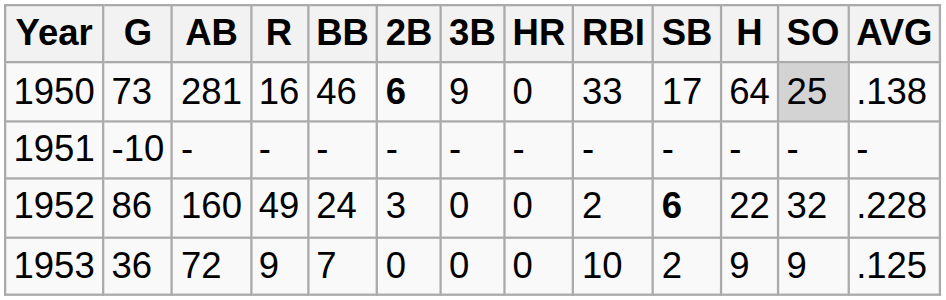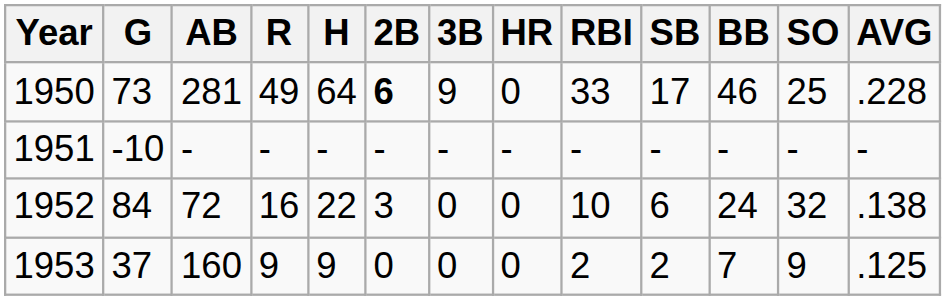columns swapped: (749, 33) <-> (342, 33)
(279, 91) 16 -> (279, 91) 49
(807, 91) lightgrey background -> (807, 91) no background
(892, 91) .138 -> (892, 91) .228
(132, 206) 86 -> (132, 206) 84
(211, 206) 160 -> (201, 206) 72
(279, 206) 49 -> (279, 206) 16
(592, 206) 2 -> (590, 206) 10
(672, 206) bold -> (660, 206) normal
(892, 206) .228 -> (892, 206) .138
(132, 264) 36 -> (132, 264) 37
(201, 264) 72 -> (211, 264) 160
(602, 264) 10 -> (580, 264) 2
